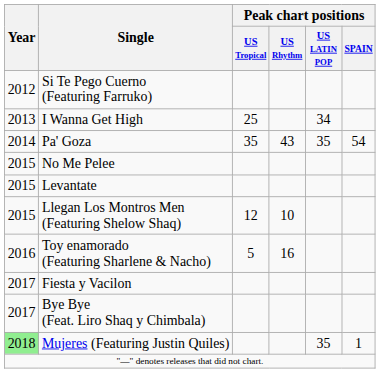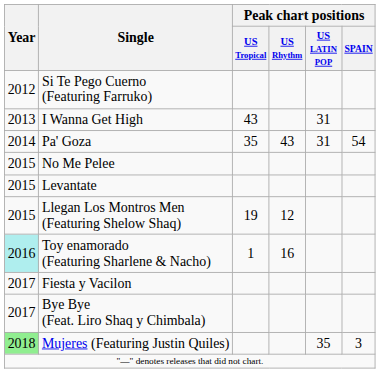(251, 119) 25 -> (251, 119) 43
(323, 119) 34 -> (323, 119) 31
(323, 141) 35 -> (323, 141) 31
(251, 215) 12 -> (251, 215) 19
(287, 215) 10 -> (287, 215) 12
(22, 253) no background -> (22, 253) paleturquoise background
(251, 253) 5 -> (251, 253) 1
(359, 343) 1 -> (359, 343) 3
